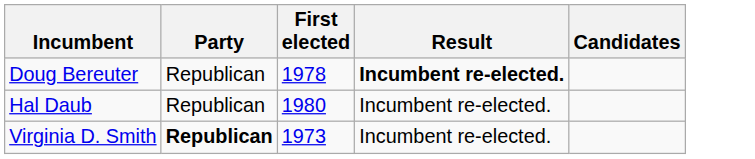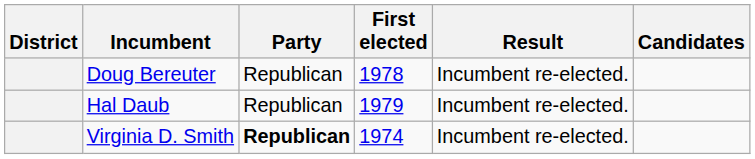+ column: (43, 42)
(462, 74) bold -> (533, 74) normal
(304, 105) 1980 -> (381, 105) 1979
(304, 136) 1973 -> (381, 136) 1974
